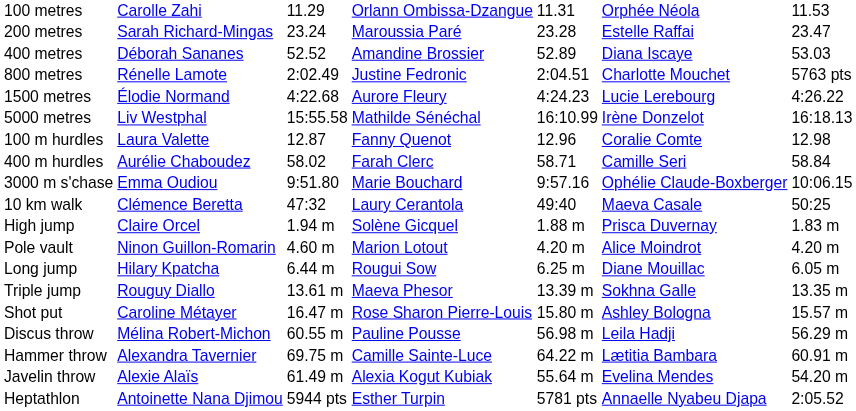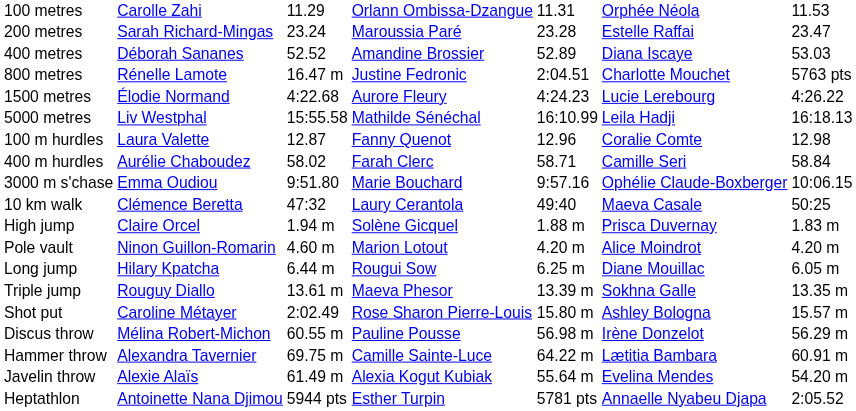(313, 75) 2:02.49 -> (315, 75) 16.47 m
(653, 118) Irène Donzelot -> (638, 118) Leila Hadji
(315, 312) 16.47 m -> (313, 312) 2:02.49
(638, 334) Leila Hadji -> (653, 334) Irène Donzelot
